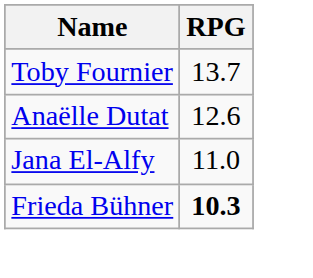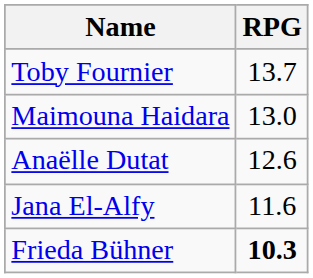+ row: (120, 116)
(216, 160) 11.0 -> (272, 205) 11.6
